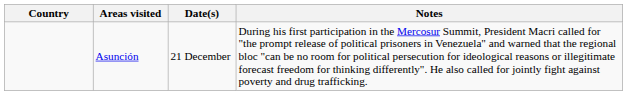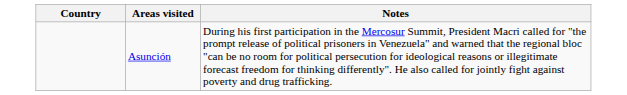- column: (202, 13)
